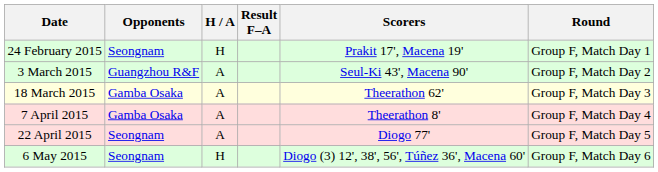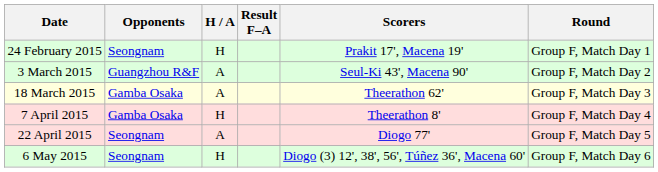(220, 114) A -> (220, 114) H
